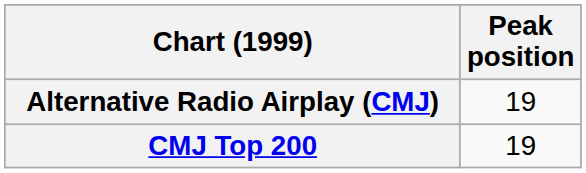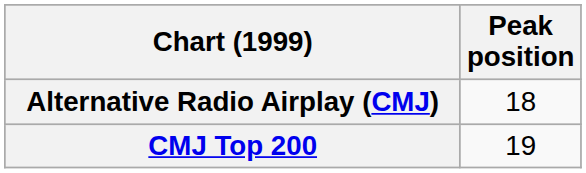(521, 101) 19 -> (521, 101) 18
